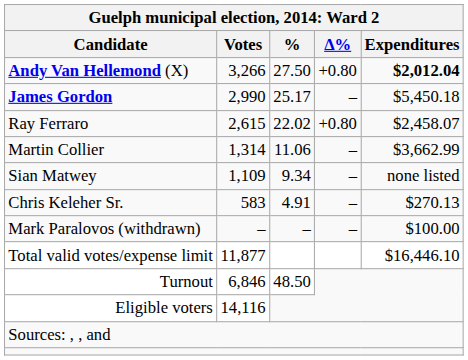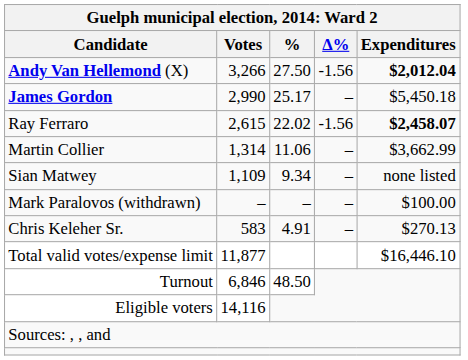(338, 70) +0.80 -> (336, 70) -1.56
(338, 123) +0.80 -> (336, 123) -1.56
(426, 123) normal -> (422, 123) bold
rows swapped: (66, 202) <-> (104, 228)
